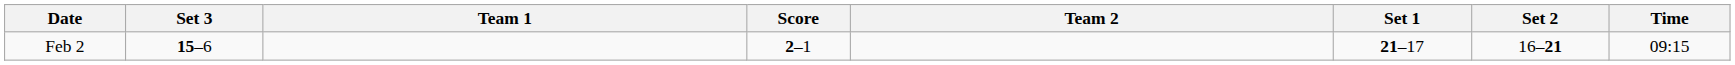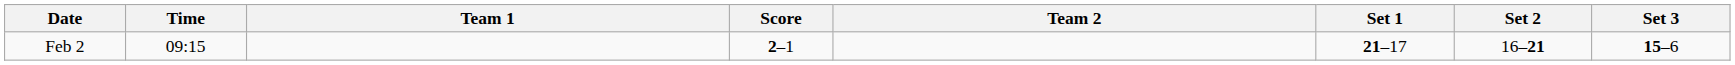columns swapped: (1670, 18) <-> (194, 18)
